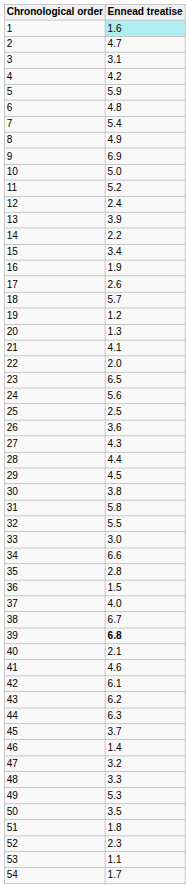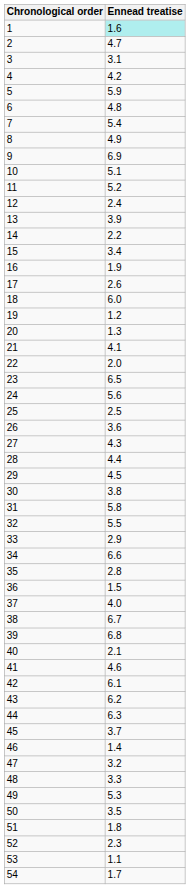(115, 172) 5.0 -> (115, 172) 5.1
(115, 300) 5.7 -> (115, 300) 6.0
(115, 540) 3.0 -> (115, 540) 2.9
(115, 635) bold -> (115, 635) normal
